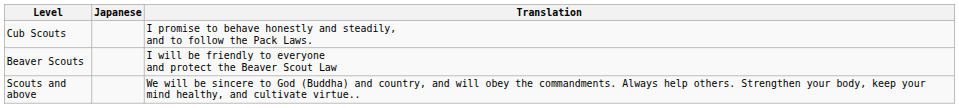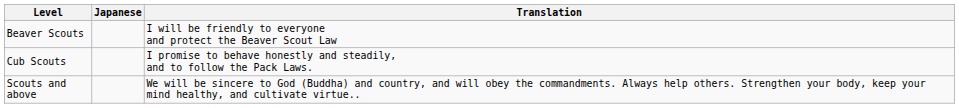rows swapped: (45, 62) <-> (36, 34)
